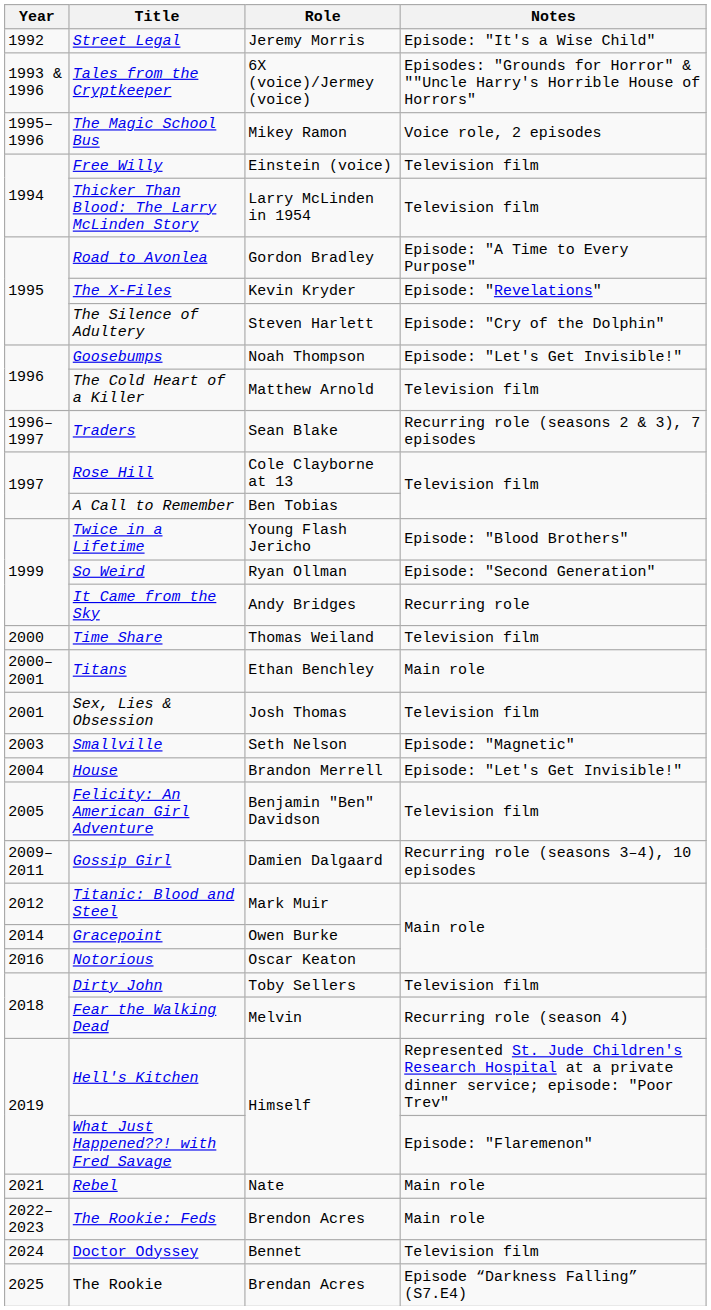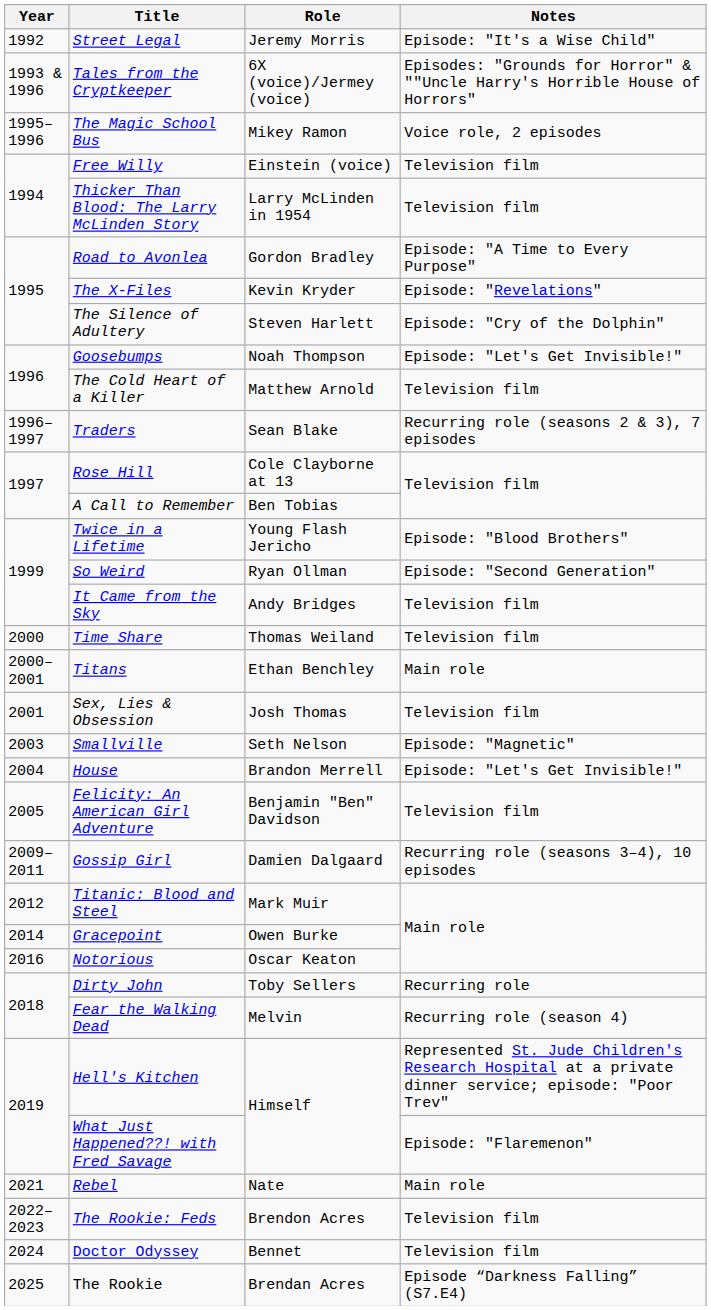(467, 605) Recurring role -> (472, 605) Television film
(472, 985) Television film -> (467, 985) Recurring role
(445, 1219) Main role -> (472, 1219) Television film
